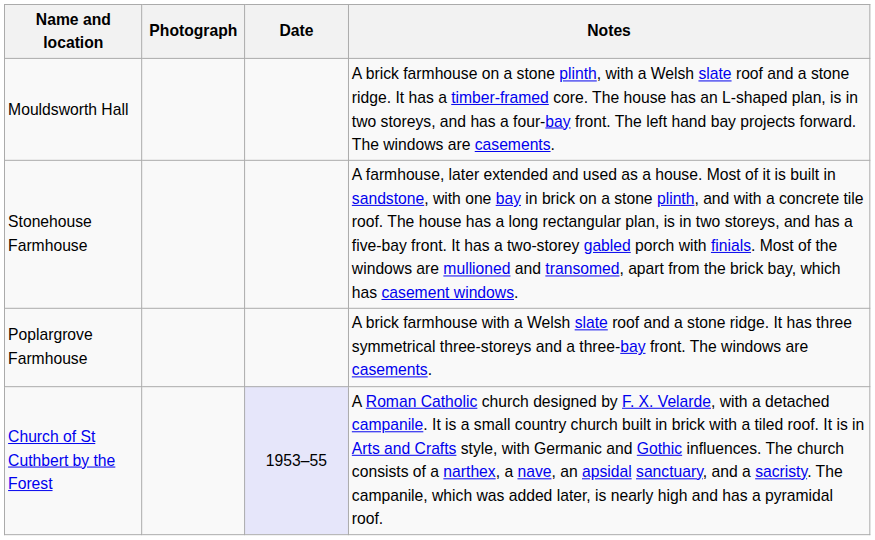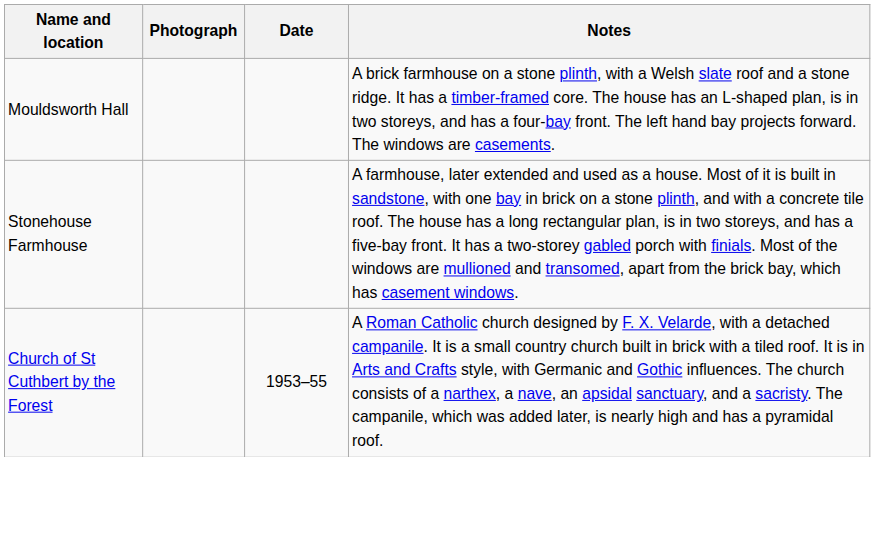- row: (50, 347)
(296, 460) lavender background -> (297, 382) no background
